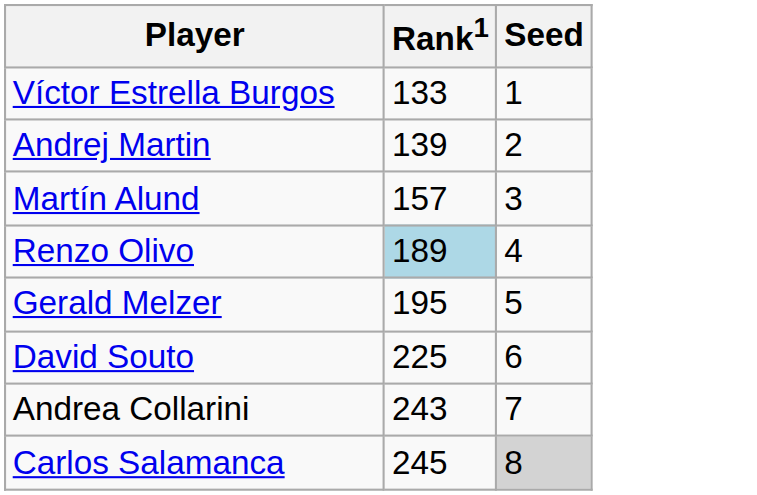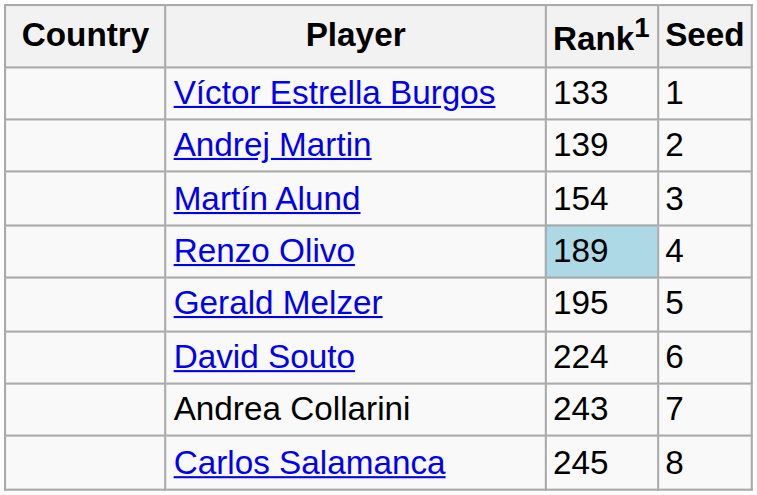+ column: (85, 35)
(420, 198) 157 -> (581, 198) 154
(420, 356) 225 -> (581, 356) 224
(513, 462) lightgrey background -> (674, 462) no background
